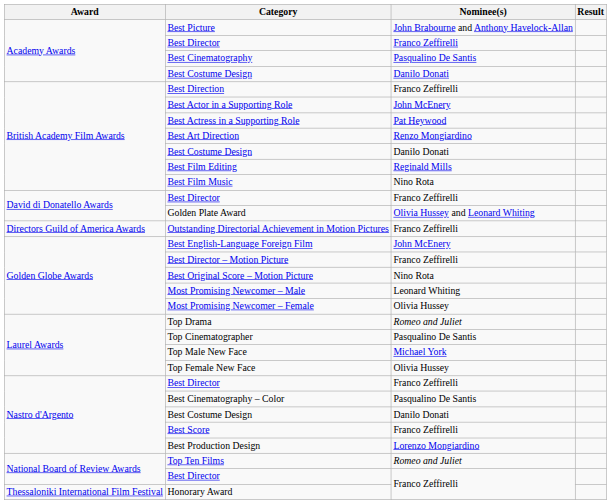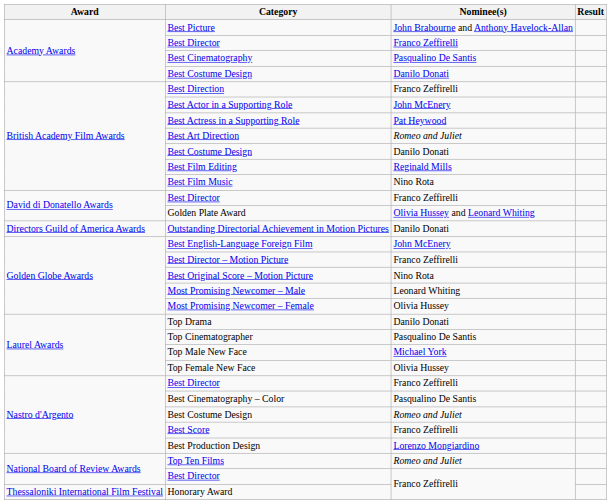(433, 136) Renzo Mongiardino -> (428, 136) Romeo and Juliet
(426, 228) Franco Zeffirelli -> (421, 228) Danilo Donati
(428, 321) Romeo and Juliet -> (421, 321) Danilo Donati
(421, 414) Danilo Donati -> (428, 414) Romeo and Juliet
